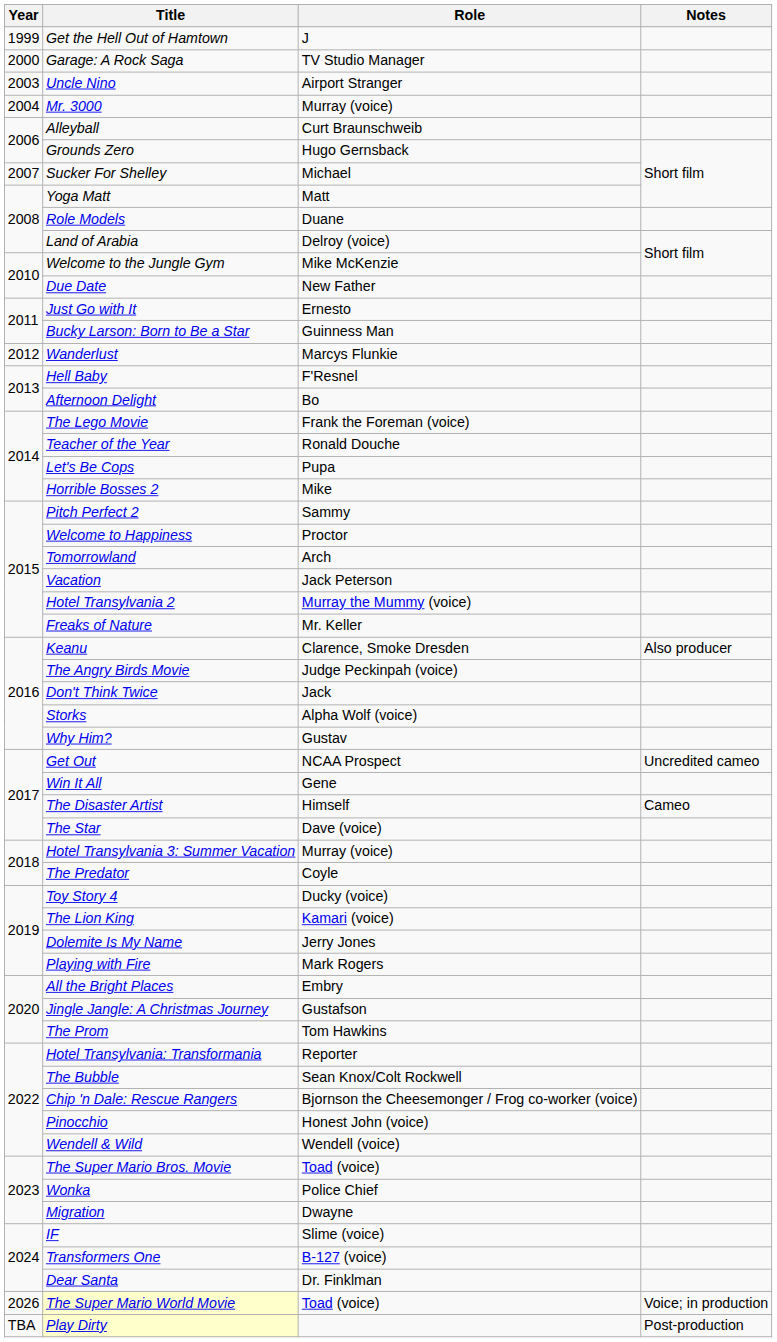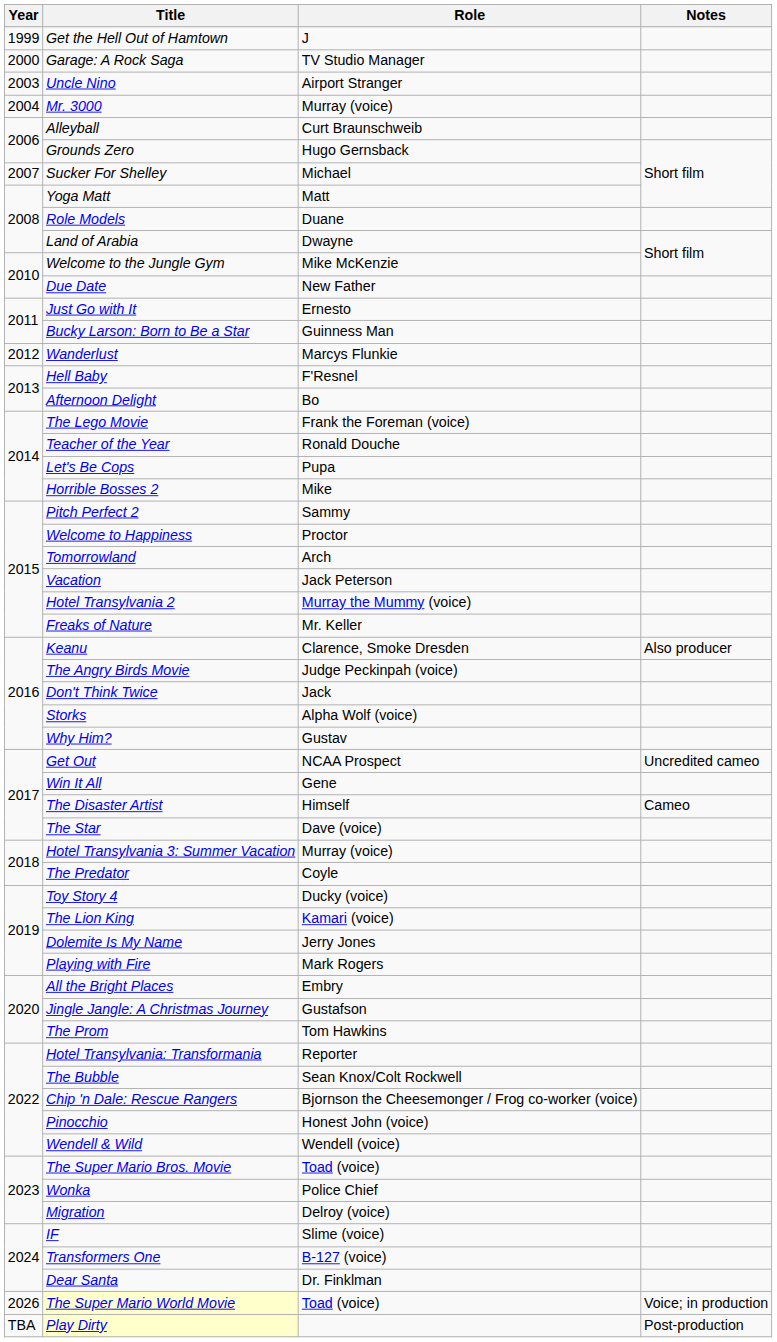(346, 241) Delroy (voice) -> (328, 241) Dwayne
(328, 1212) Dwayne -> (346, 1212) Delroy (voice)
